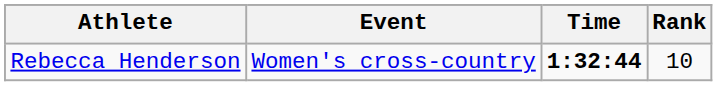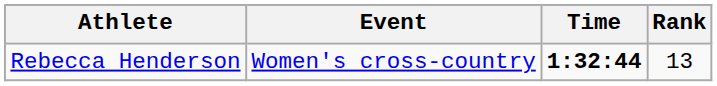(679, 62) 10 -> (679, 62) 13
